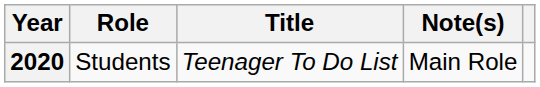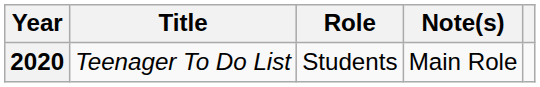columns swapped: (290, 23) <-> (123, 23)
